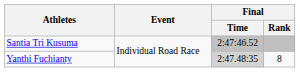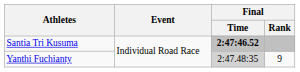(238, 44) normal -> (238, 44) bold
(279, 59) 8 -> (280, 59) 9
